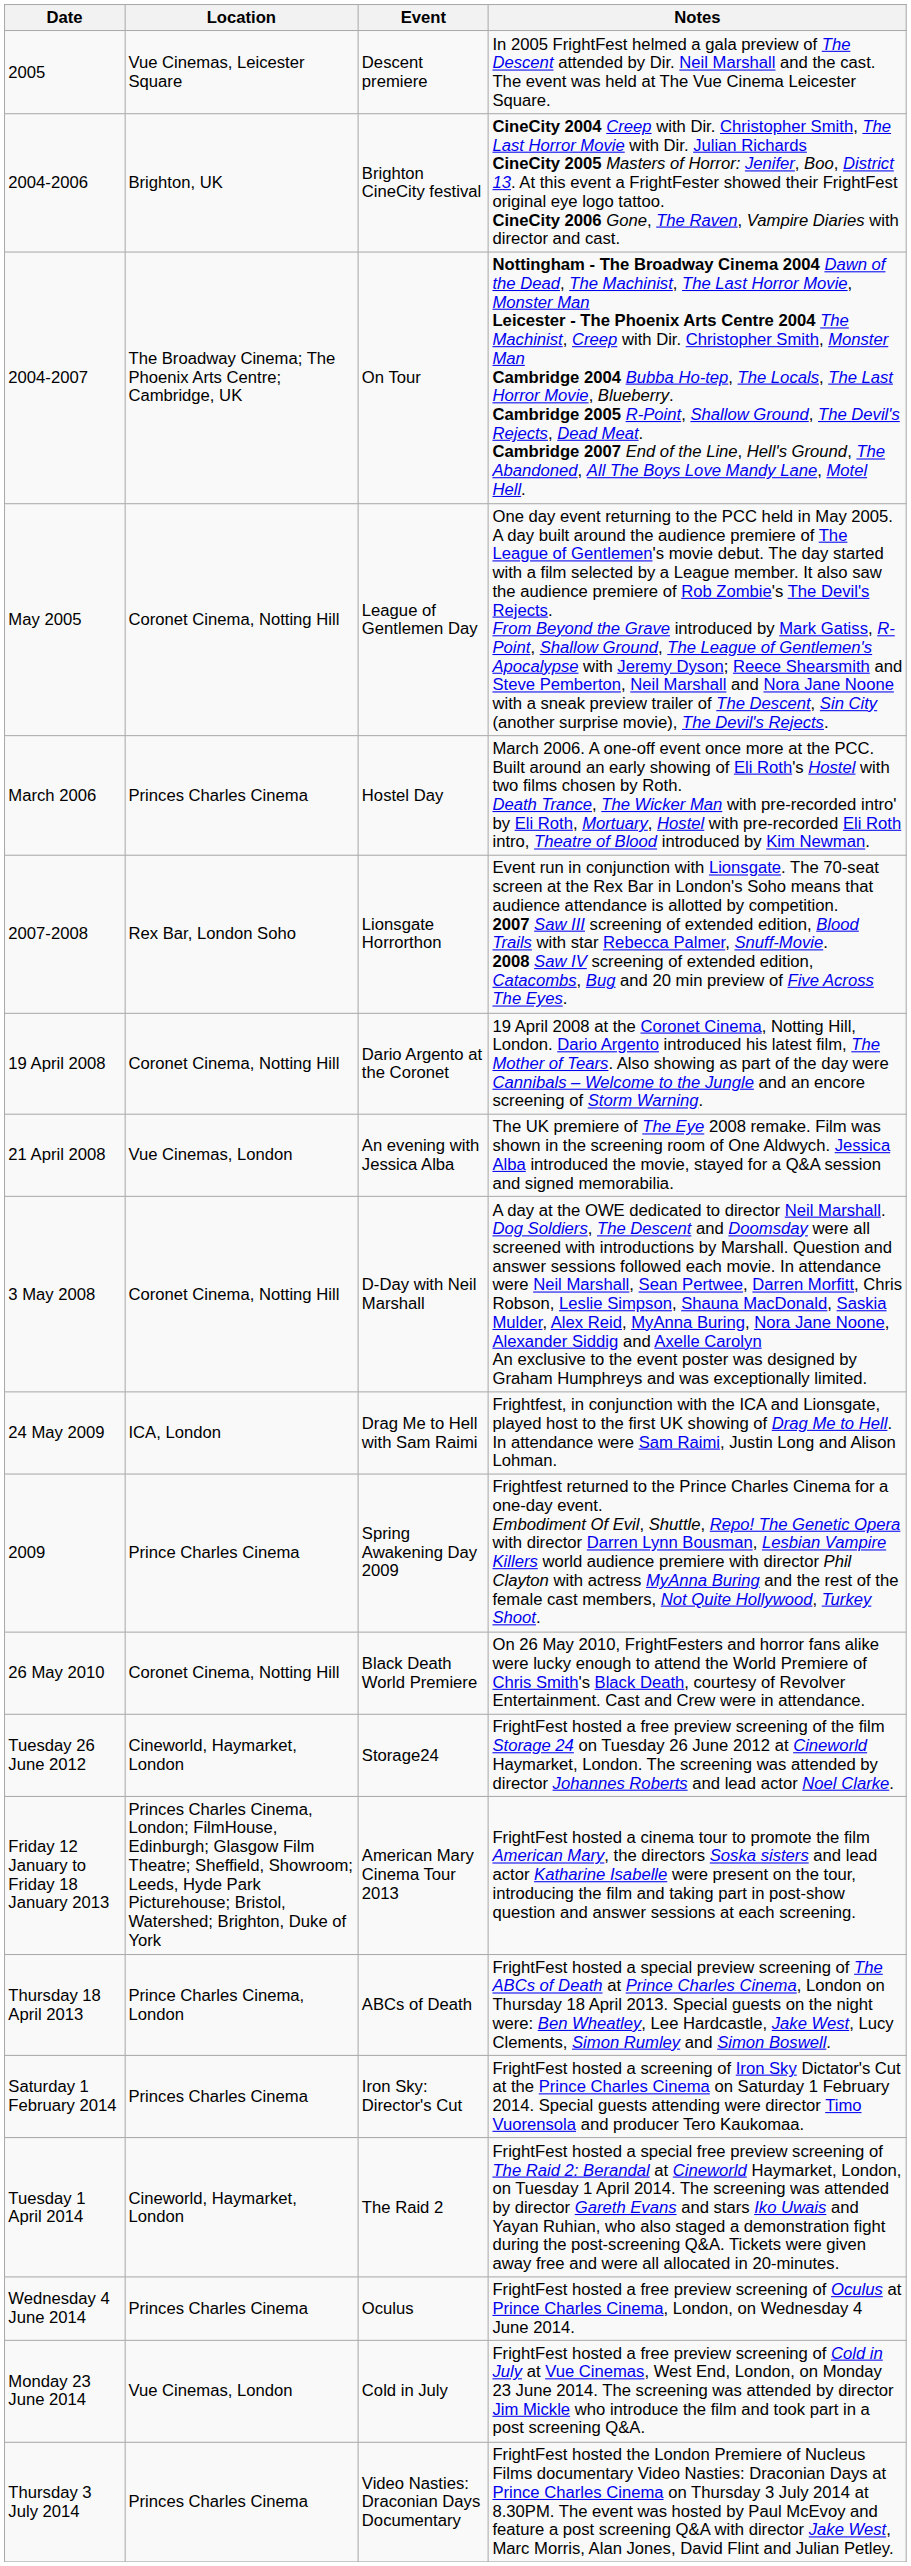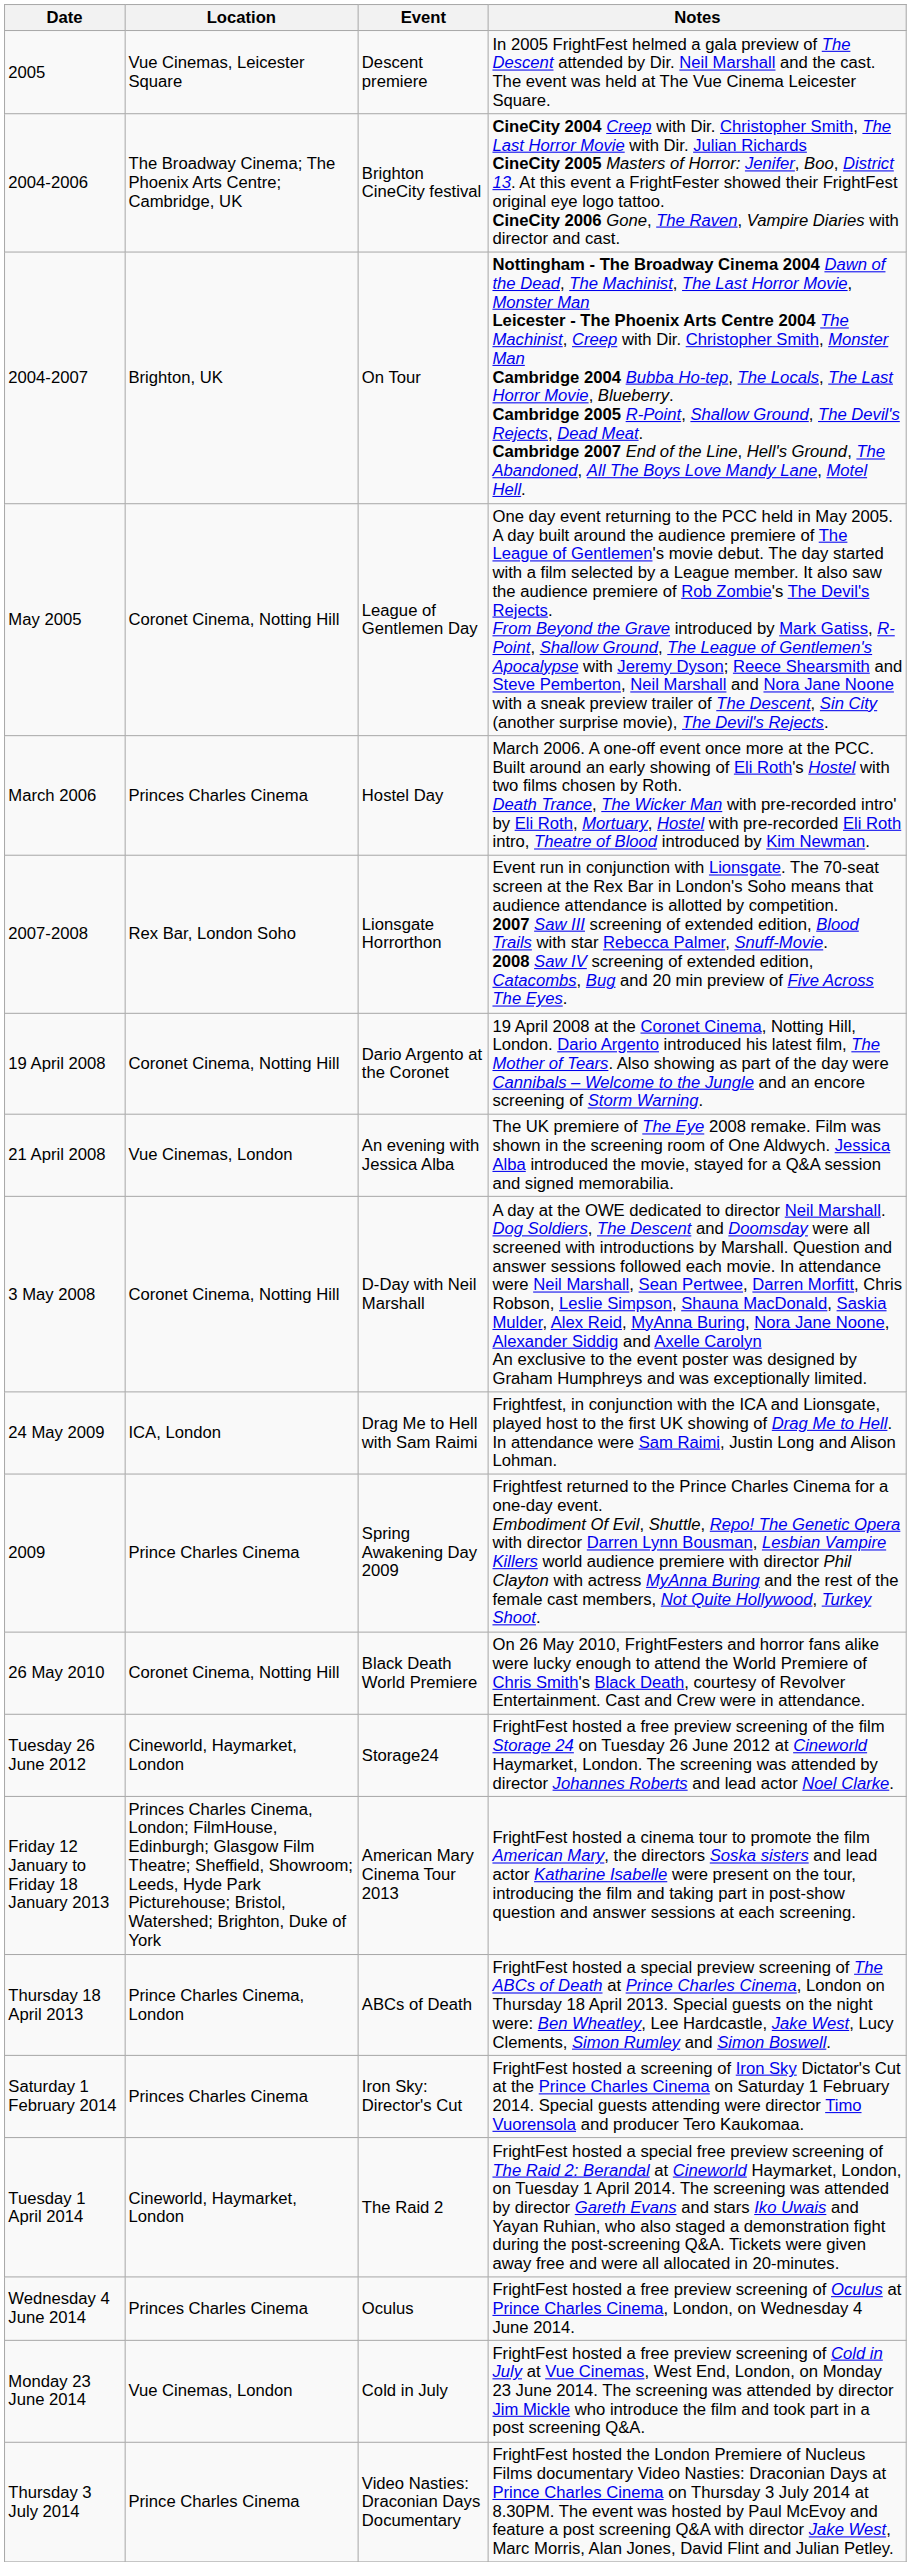(176, 182) Brighton, UK -> (232, 182) The Broadway Cinema; The Phoenix Arts Centre; Cambridge, UK
(232, 377) The Broadway Cinema; The Phoenix Arts Centre; Cambridge, UK -> (176, 377) Brighton, UK
(218, 2501) Princes Charles Cinema -> (214, 2501) Prince Charles Cinema
